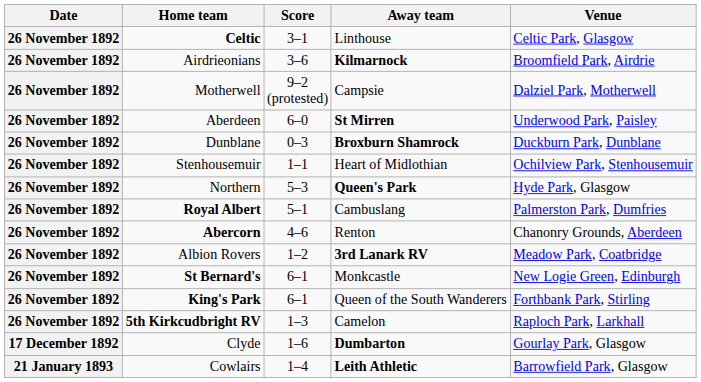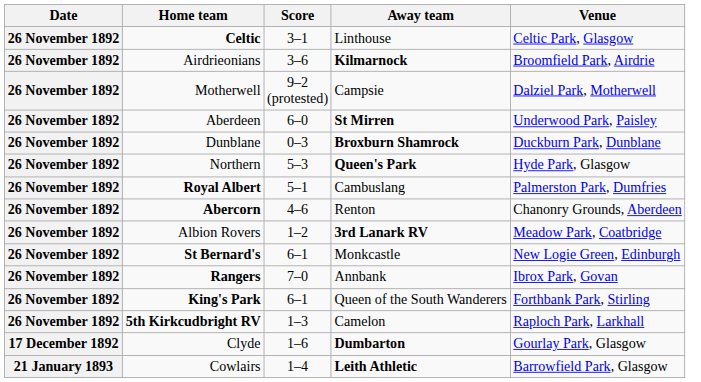- row: (218, 165)
+ row: (236, 277)
